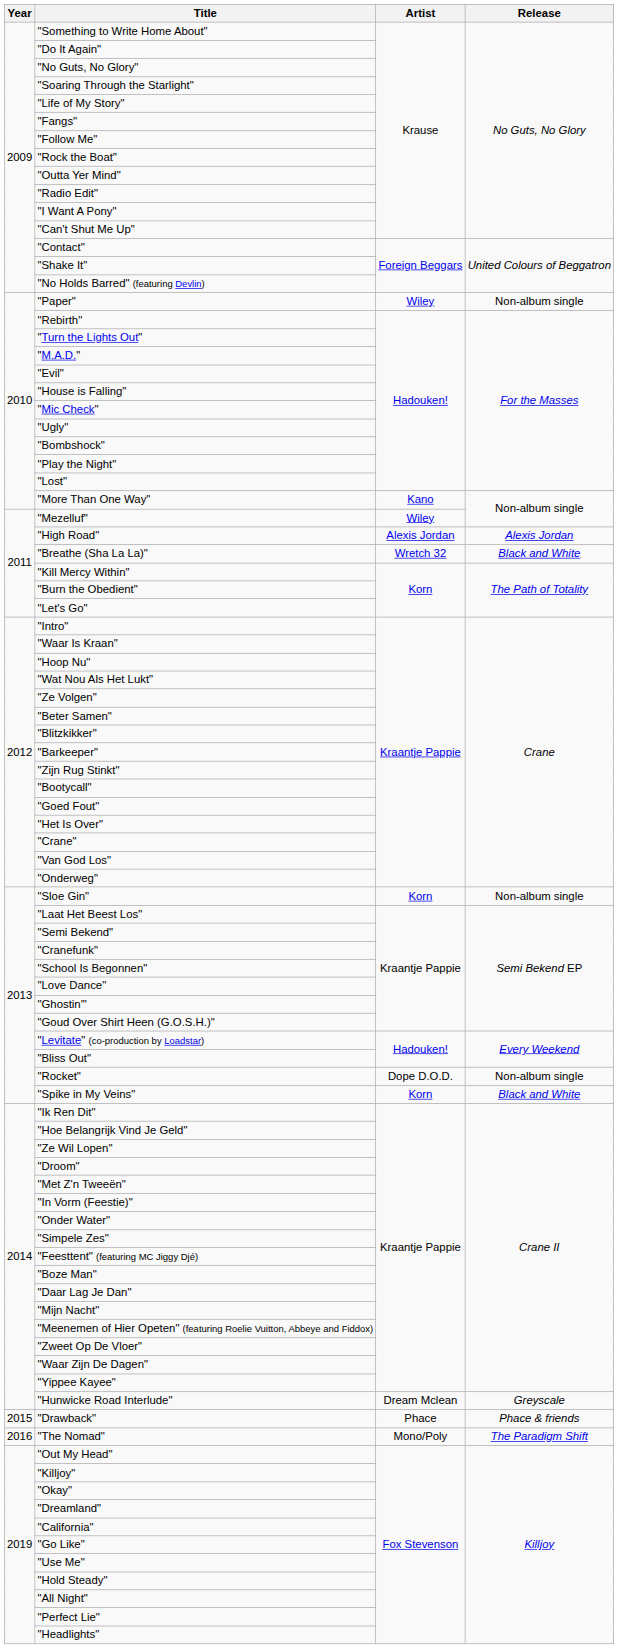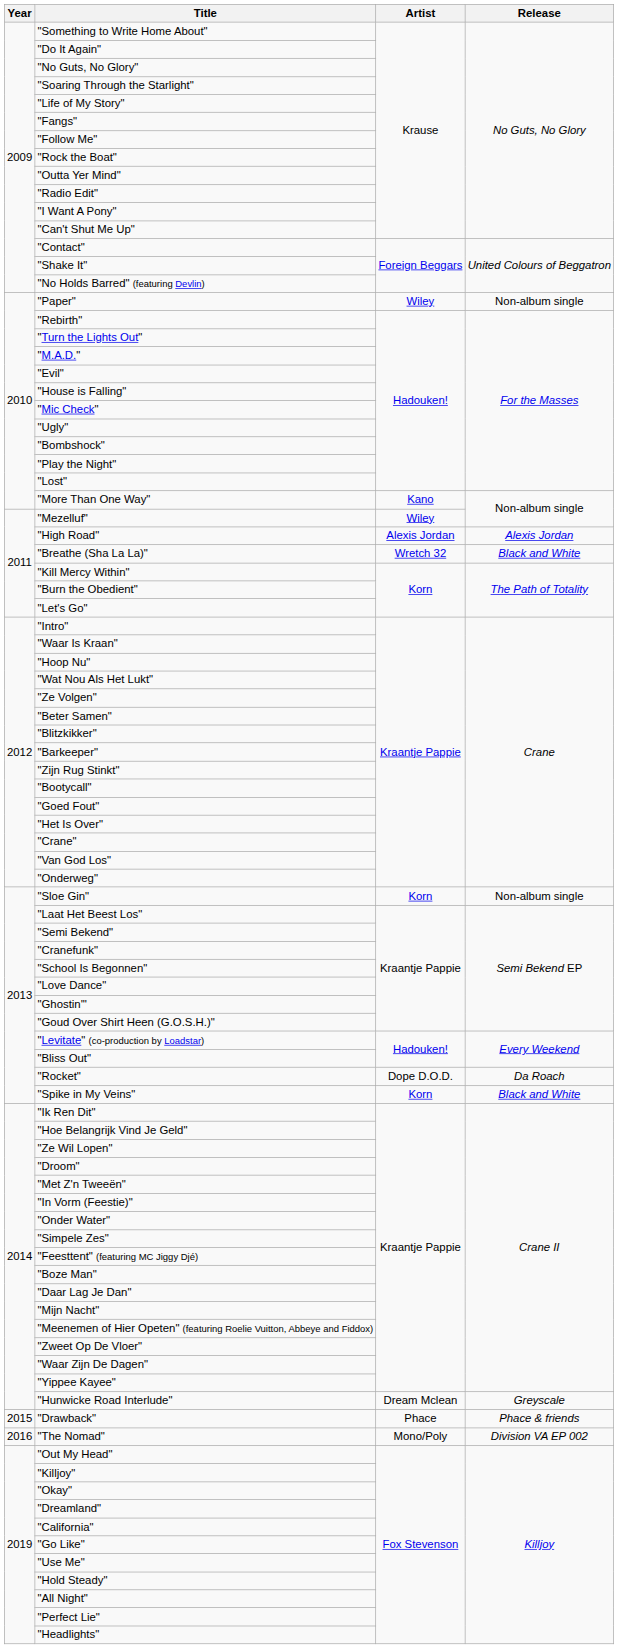(539, 1076) Non-album single -> (539, 1076) Da Roach
(539, 1436) The Paradigm Shift -> (539, 1436) Division VA EP 002
